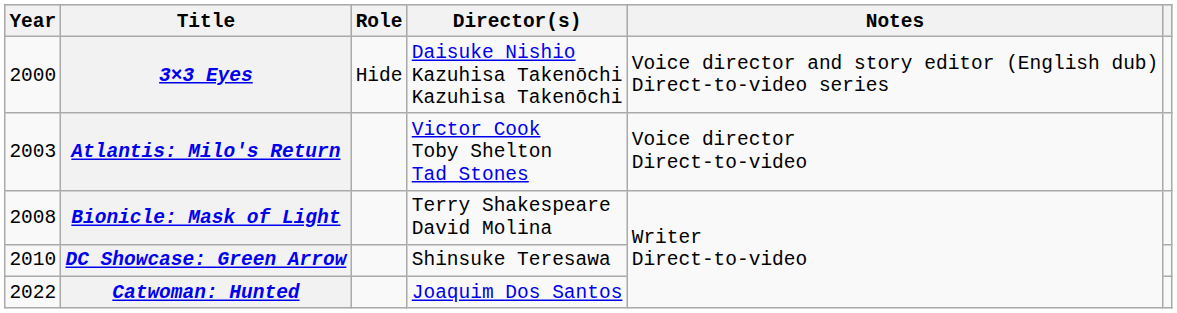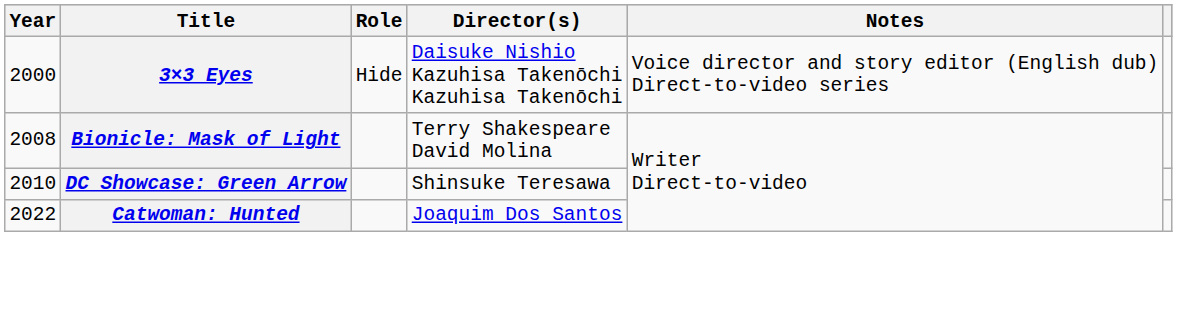- row: (206, 152)
